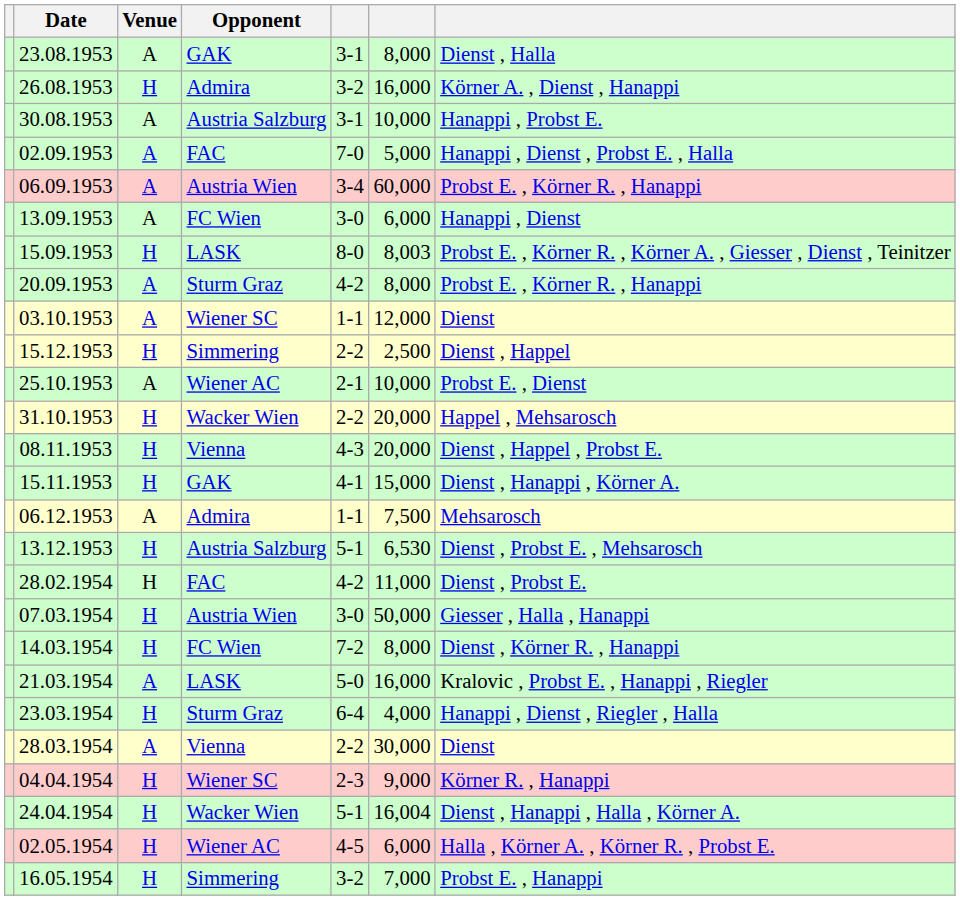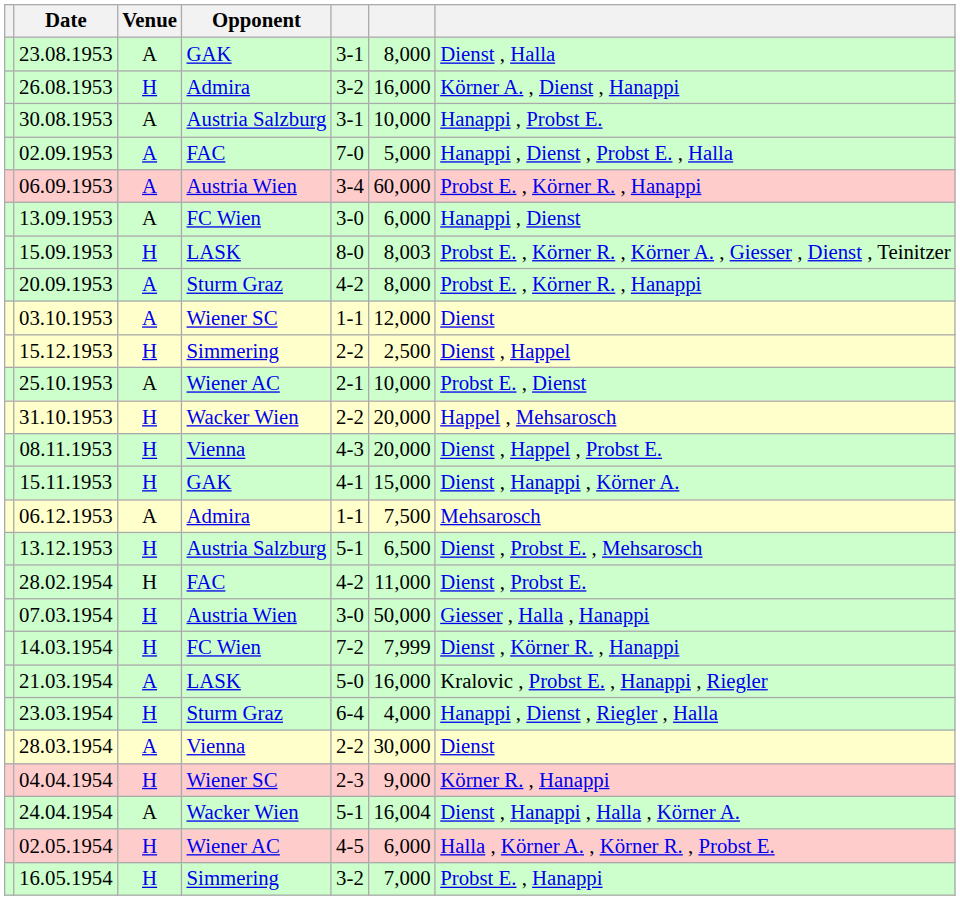(407, 548) 6,530 -> (407, 548) 6,500
(407, 647) 8,000 -> (407, 647) 7,999
(150, 812) H -> (150, 812) A
